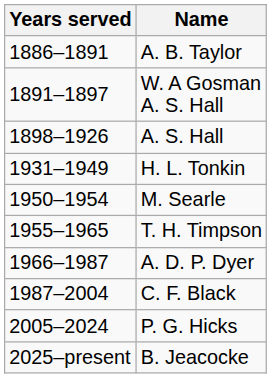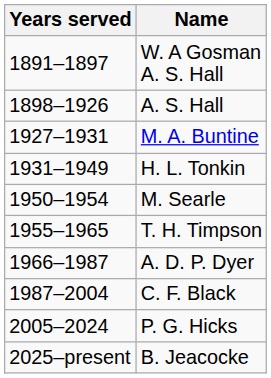- row: (191, 51)
+ row: (200, 136)
